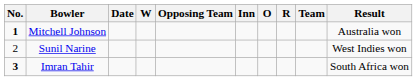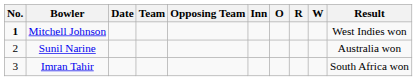columns swapped: (312, 13) <-> (146, 13)
(369, 31) Australia won -> (369, 31) West Indies won
(369, 48) West Indies won -> (369, 48) Australia won
(15, 66) bold -> (15, 66) normal
